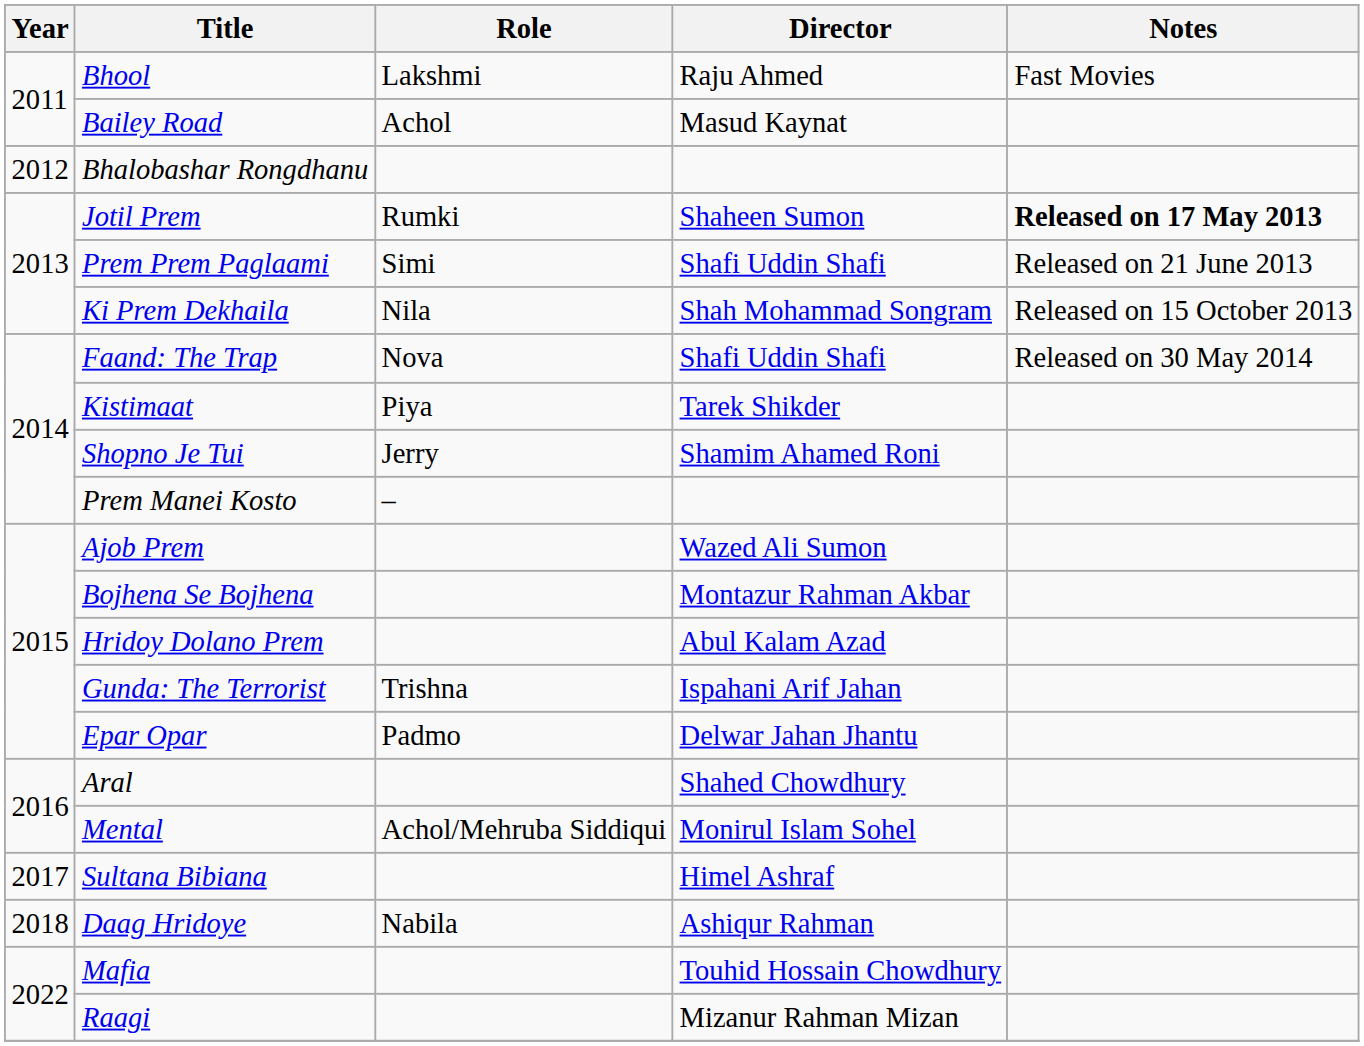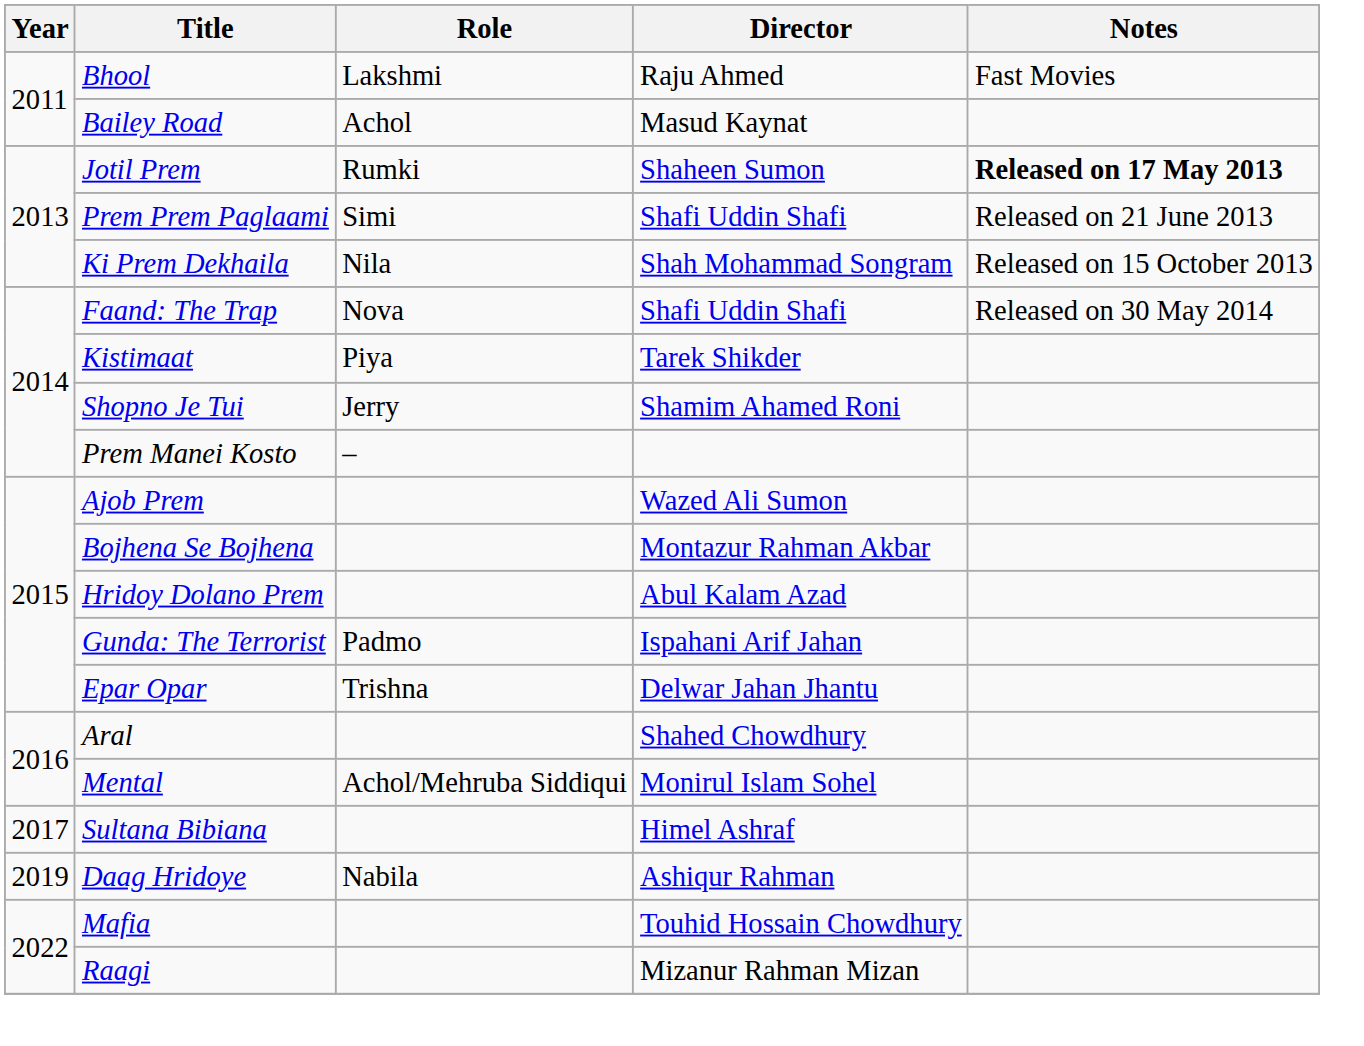- row: (225, 169)
(425, 687) Trishna -> (382, 640) Padmo
(421, 735) Padmo -> (385, 687) Trishna
(40, 923) 2018 -> (40, 876) 2019
